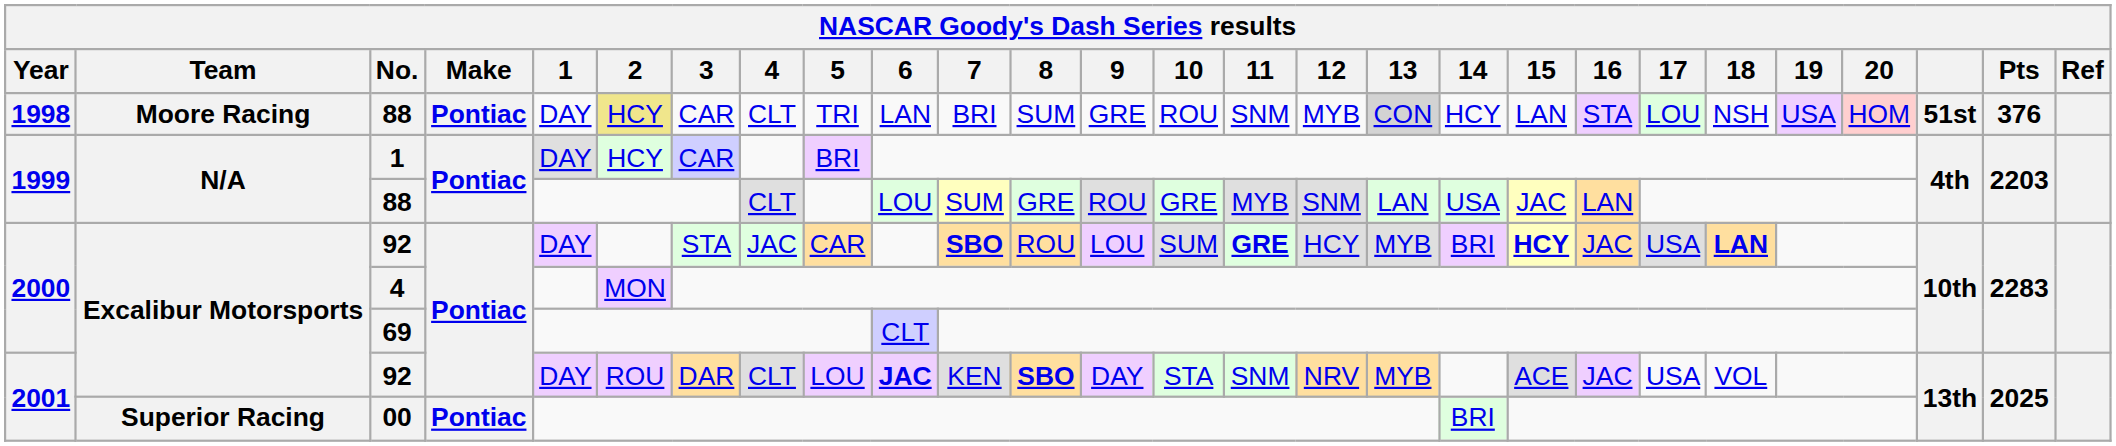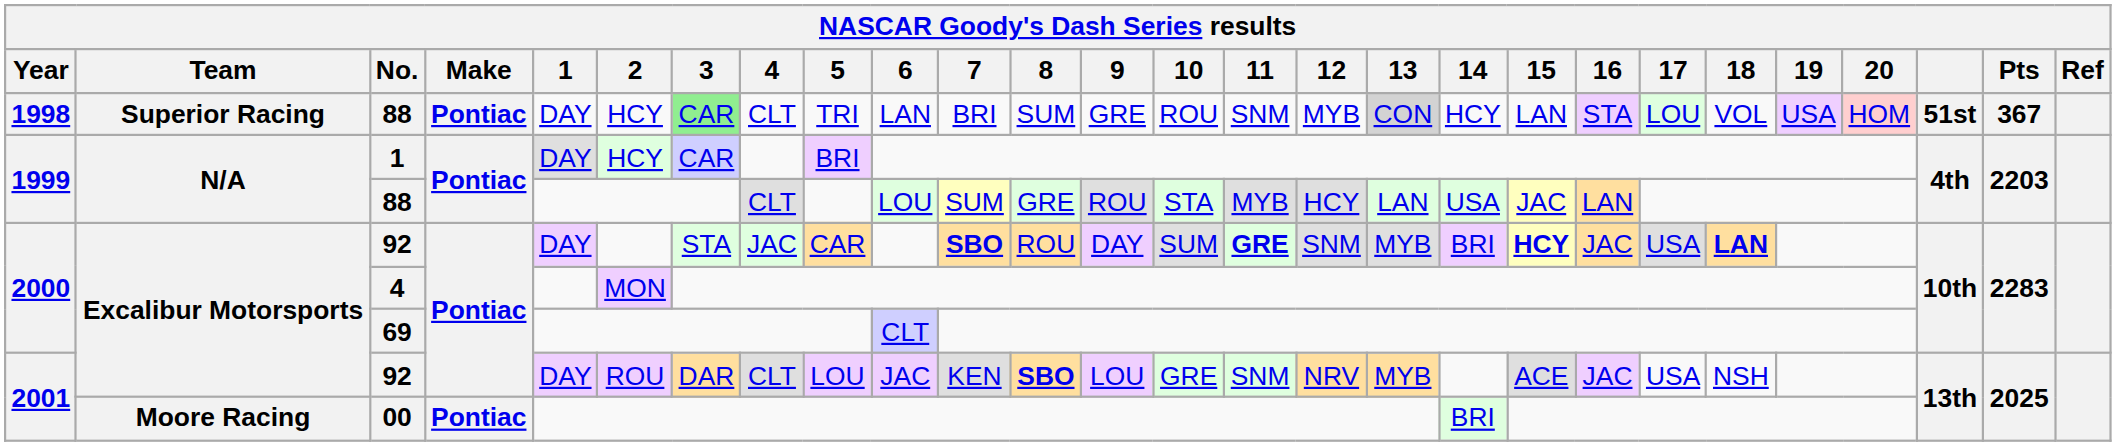(223, 114) Moore Racing -> (223, 114) Superior Racing
(635, 114) khaki background -> (635, 114) no background
(706, 114) no background -> (706, 114) lightgreen background
(1741, 114) NSH -> (1741, 114) VOL
(2019, 114) 376 -> (2019, 114) 367
(1189, 201) GRE -> (1189, 201) STA
(1331, 201) SNM -> (1331, 201) HCY
(1117, 244) LOU -> (1117, 244) DAY
(1331, 244) HCY -> (1331, 244) SNM
(905, 375) bold -> (905, 375) normal
(1117, 375) DAY -> (1117, 375) LOU
(1189, 375) STA -> (1189, 375) GRE
(1741, 375) VOL -> (1741, 375) NSH
(223, 419) Superior Racing -> (223, 419) Moore Racing
